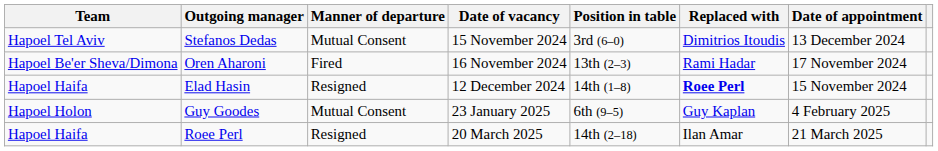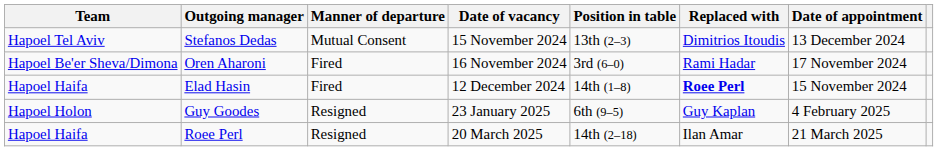(599, 39) 3rd (6–0) -> (602, 39) 13th (2–3)
(602, 63) 13th (2–3) -> (599, 63) 3rd (6–0)
(338, 87) Resigned -> (326, 87) Fired
(358, 110) Mutual Consent -> (338, 110) Resigned
